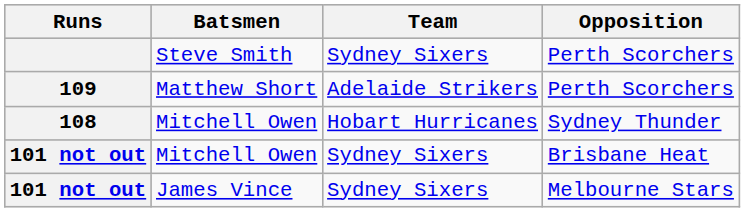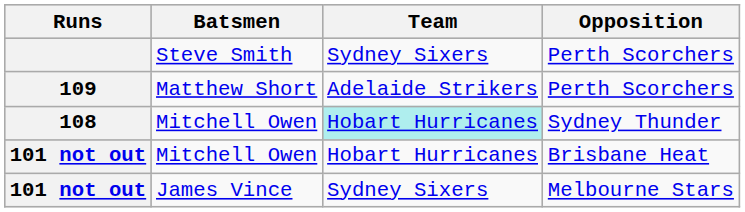(433, 123) no background -> (433, 123) paleturquoise background
(408, 156) Sydney Sixers -> (433, 156) Hobart Hurricanes
